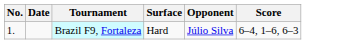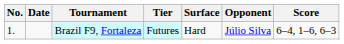+ column: (163, 13)
